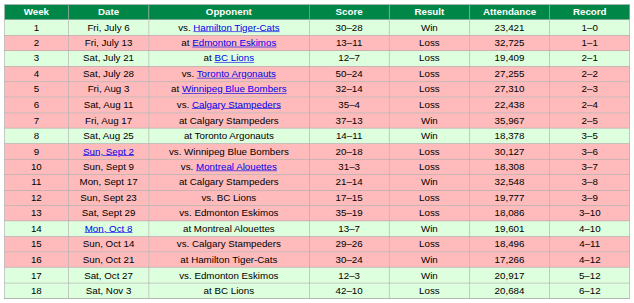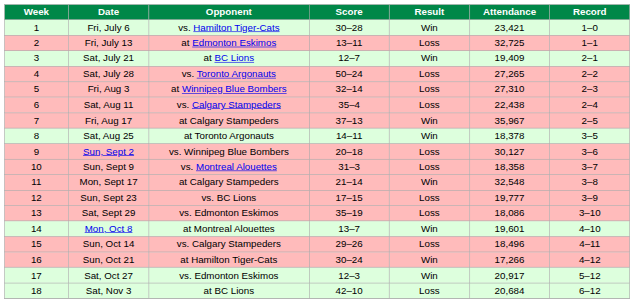(429, 58) Loss -> (429, 58) Win
(510, 74) 27,255 -> (510, 74) 27,265
(510, 167) 18,308 -> (510, 167) 18,358
